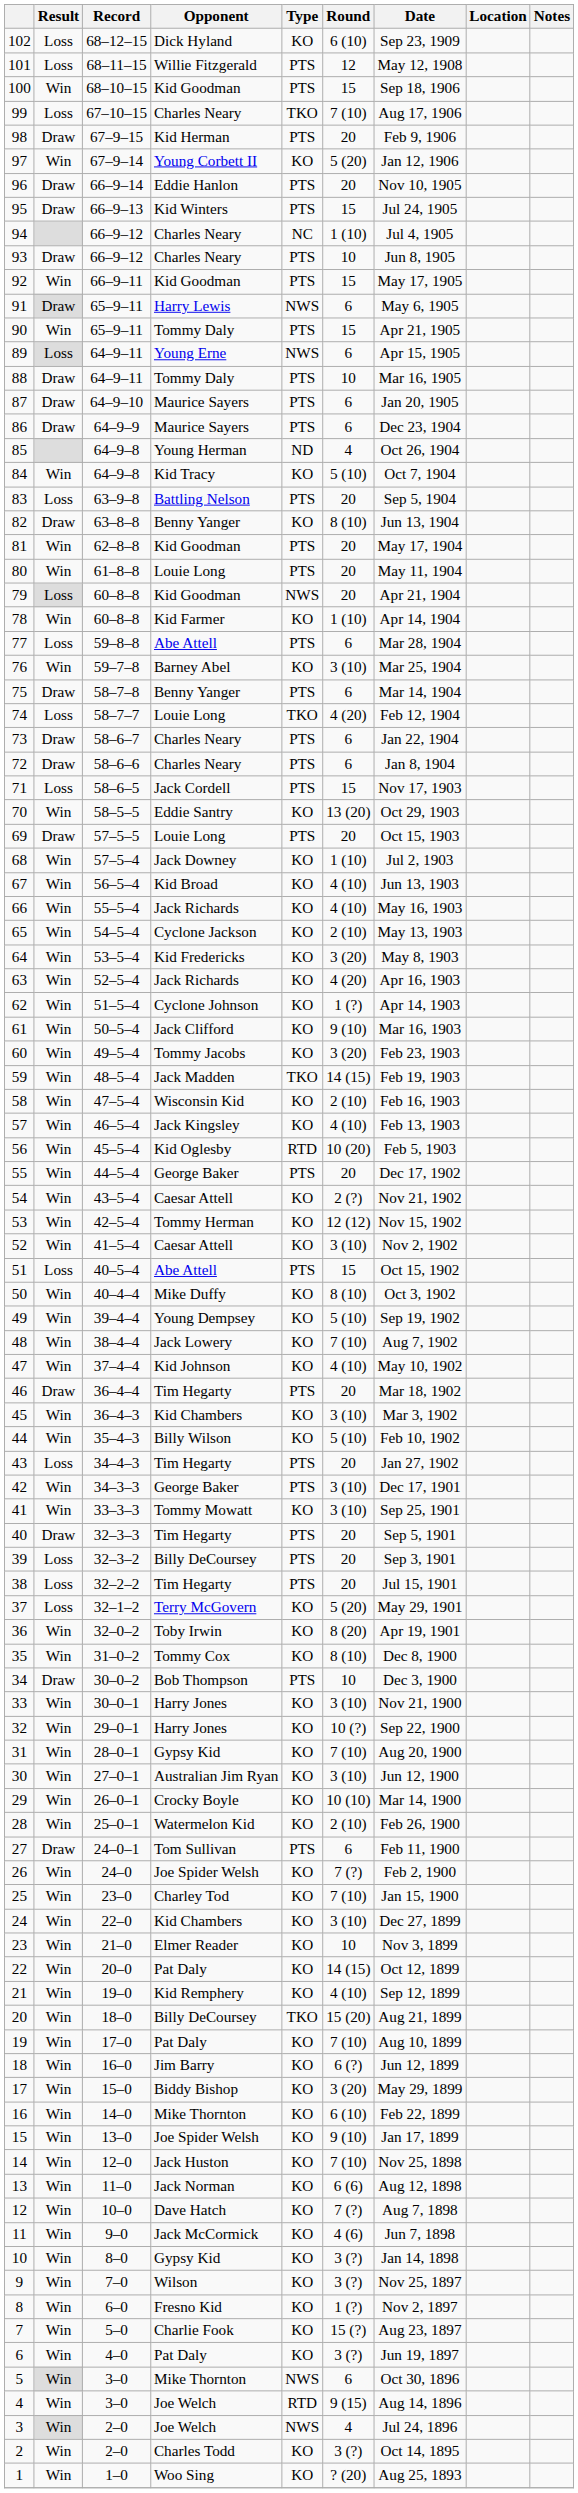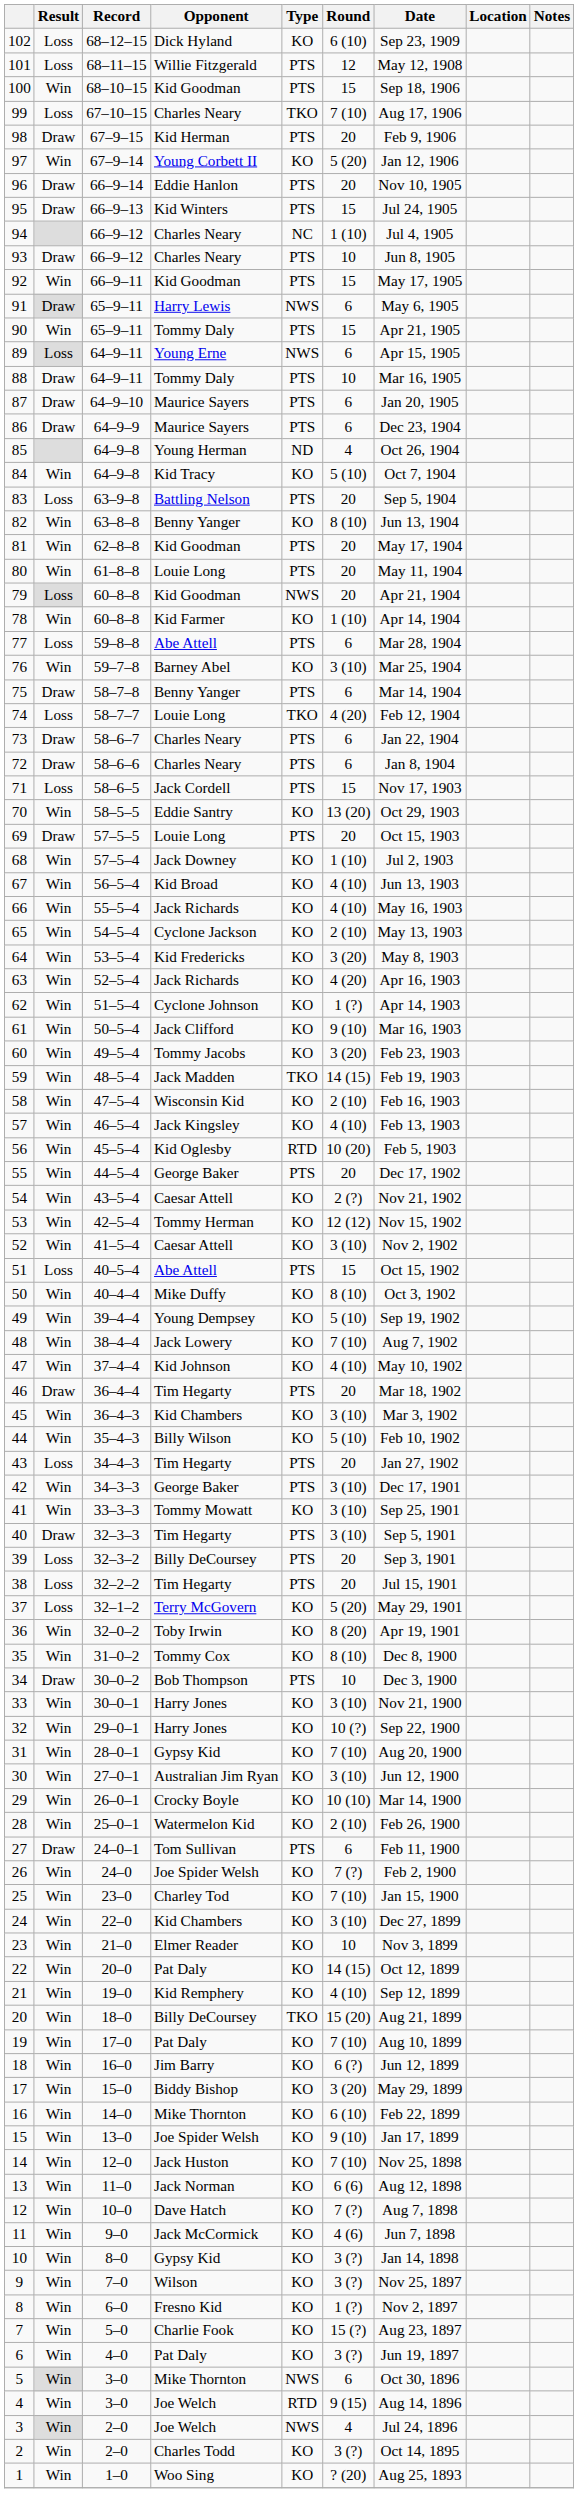(58, 522) Draw -> (58, 522) Win
(348, 1535) 20 -> (348, 1535) 3 (10)
